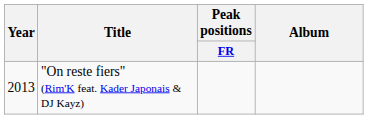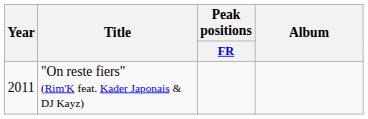(21, 87) 2013 -> (21, 87) 2011
